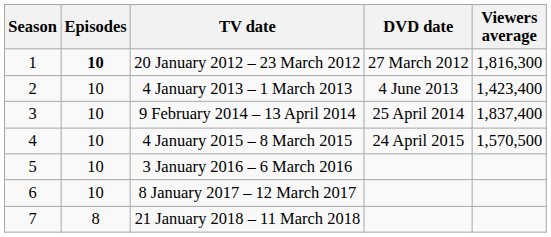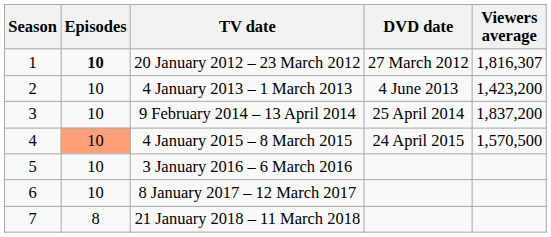(509, 62) 1,816,300 -> (509, 62) 1,816,307
(509, 88) 1,423,400 -> (509, 88) 1,423,200
(509, 114) 1,837,400 -> (509, 114) 1,837,200
(96, 140) no background -> (96, 140) lightsalmon background
